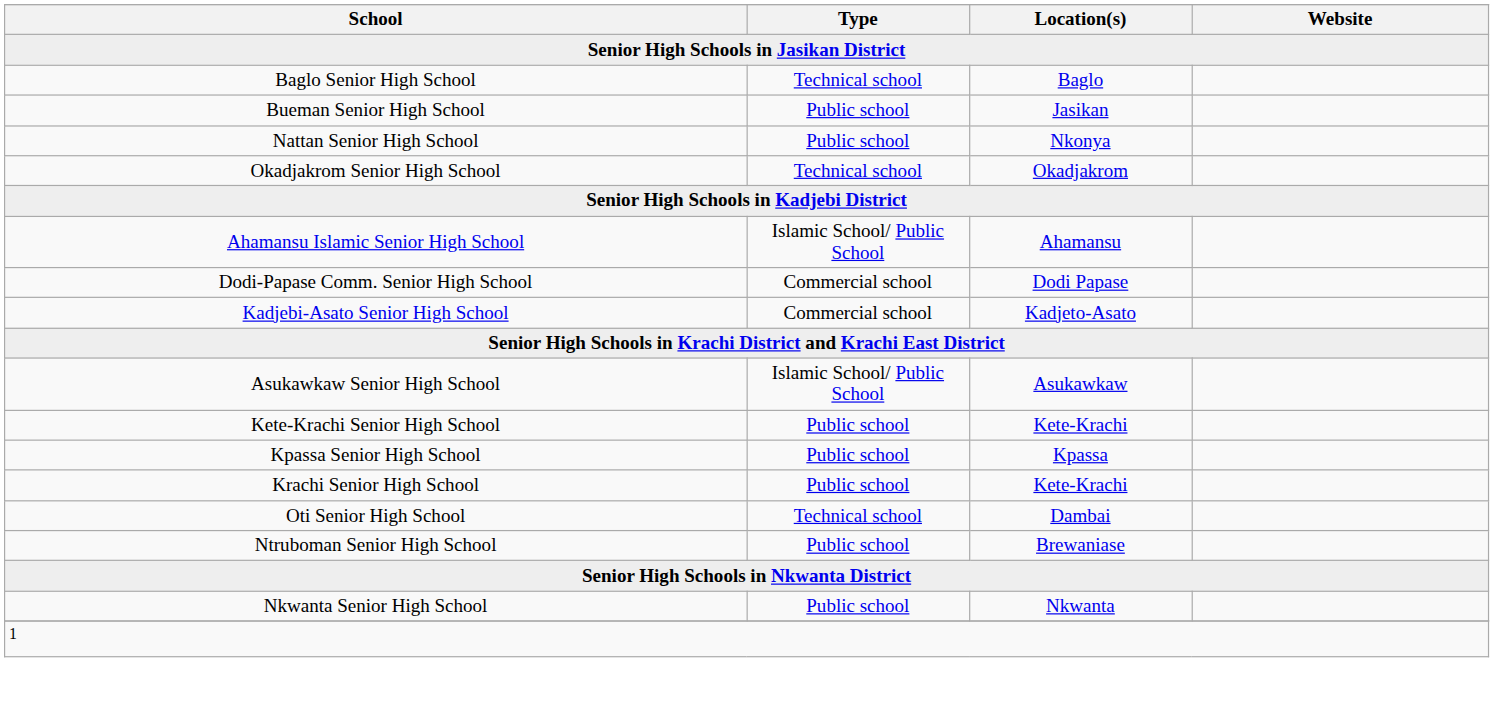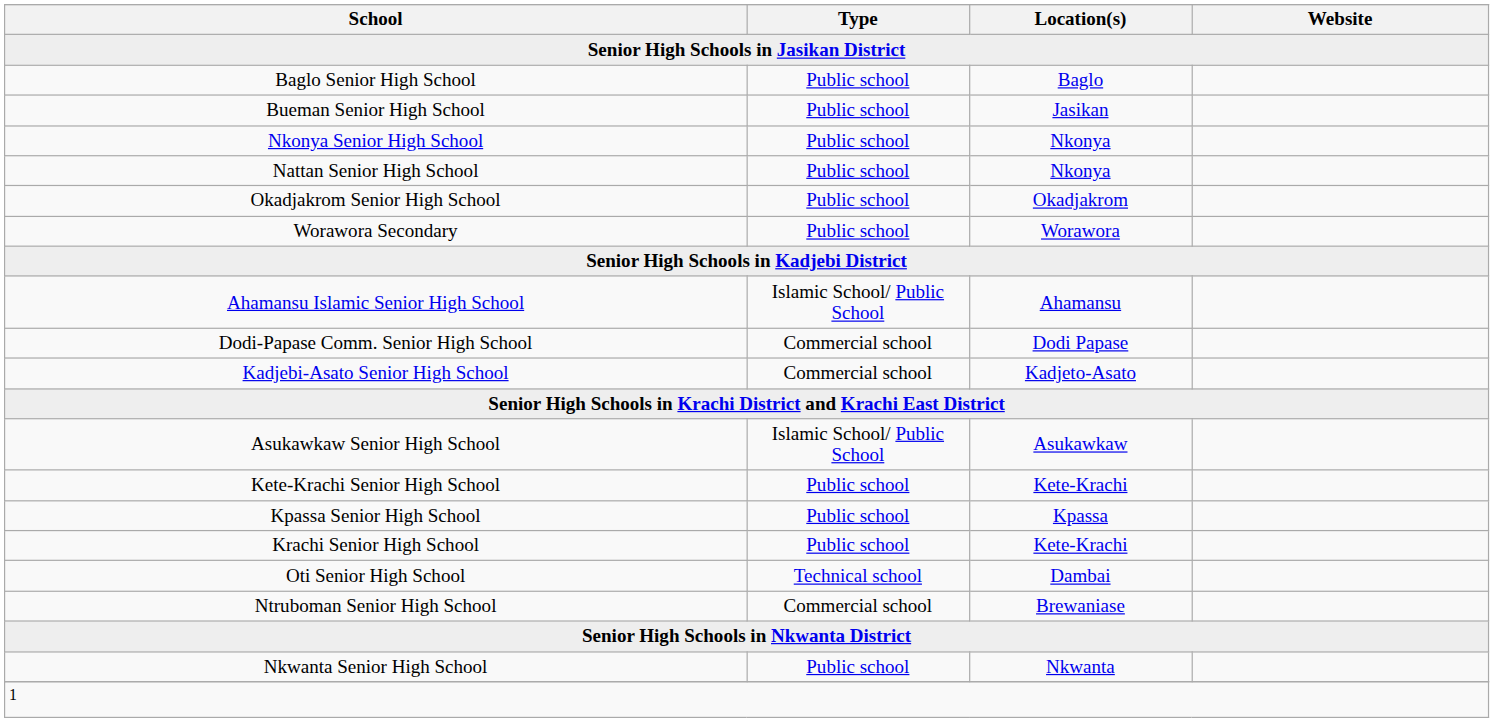(858, 79) Technical school -> (858, 79) Public school
+ row: (376, 140)
(858, 170) Technical school -> (858, 200) Public school
+ row: (376, 230)
(858, 545) Public school -> (858, 605) Commercial school
